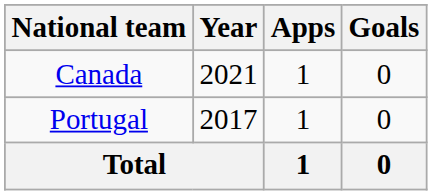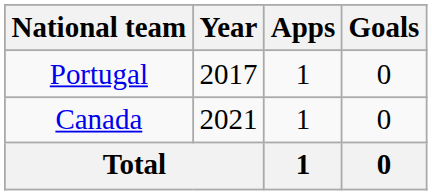rows swapped: (99, 119) <-> (99, 73)
